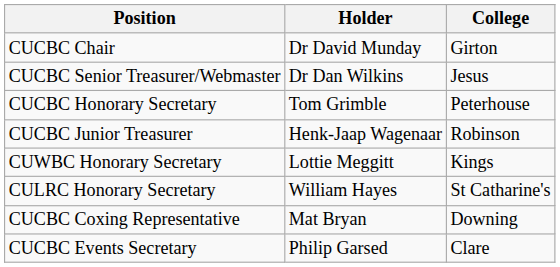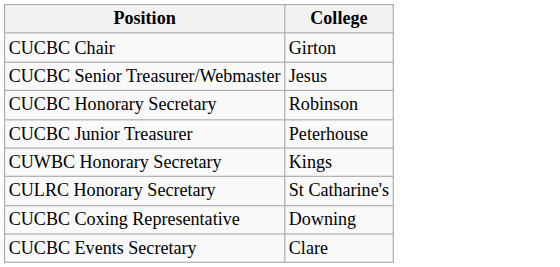- column: (365, 18)
(490, 104) Peterhouse -> (323, 104) Robinson
(485, 133) Robinson -> (328, 133) Peterhouse
